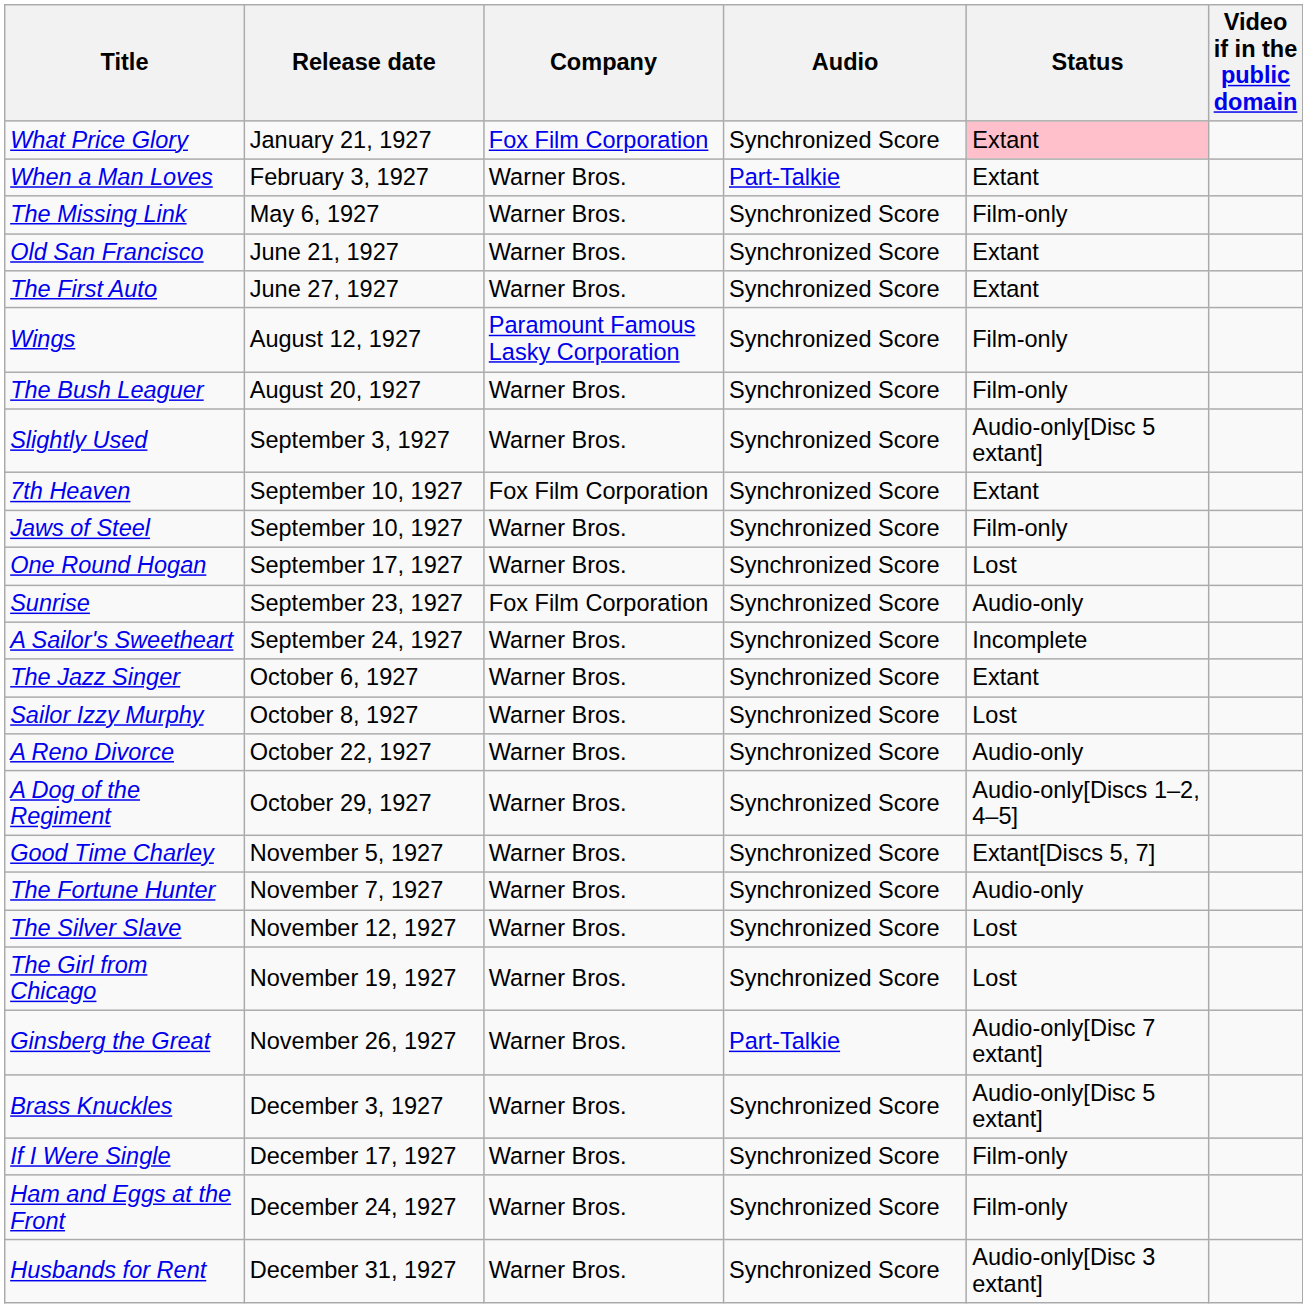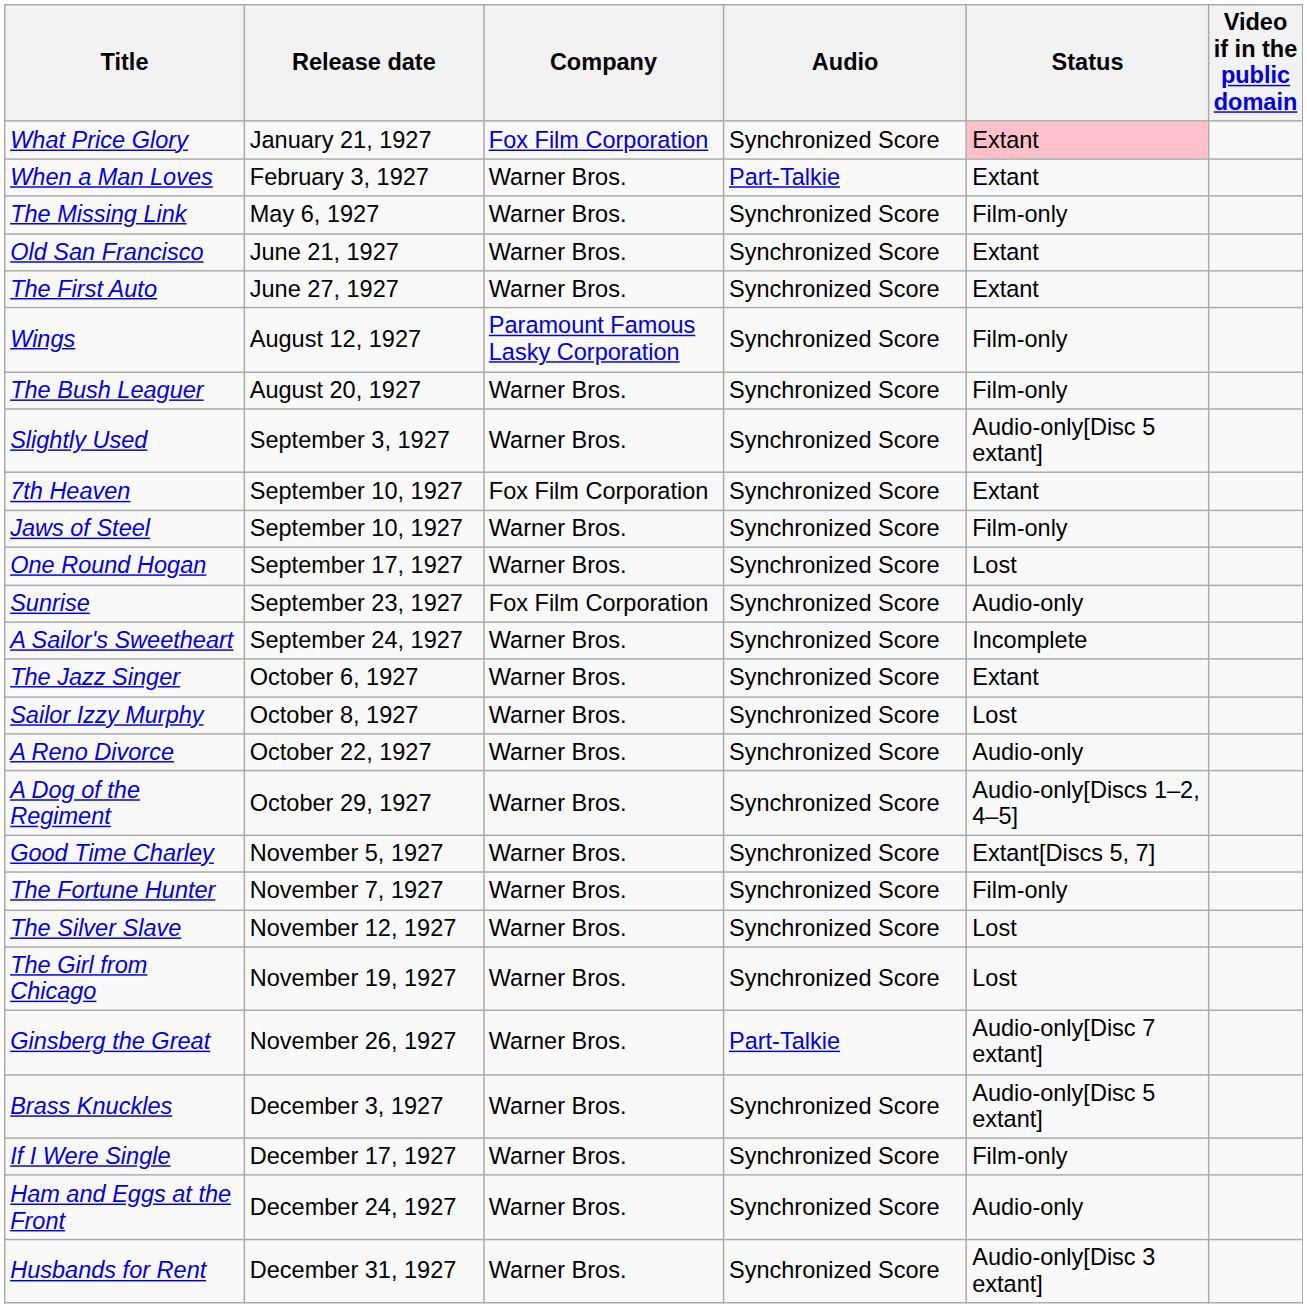(1028, 890) Audio-only -> (1020, 890) Film-only
(1020, 1207) Film-only -> (1028, 1207) Audio-only
